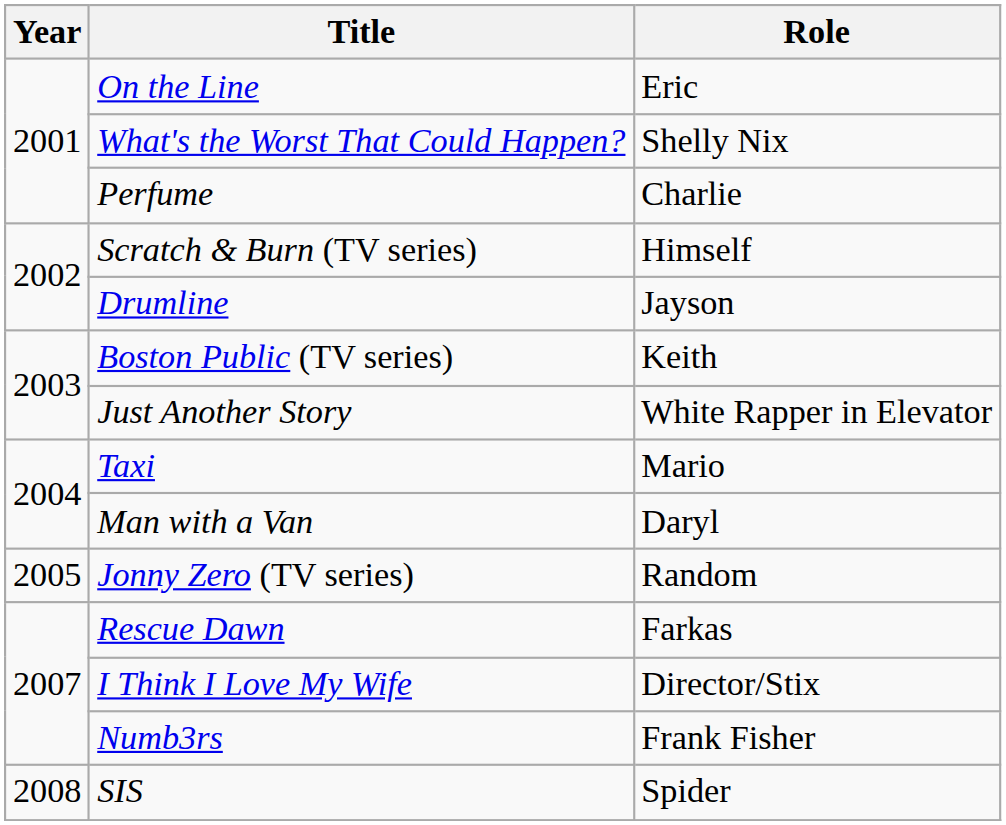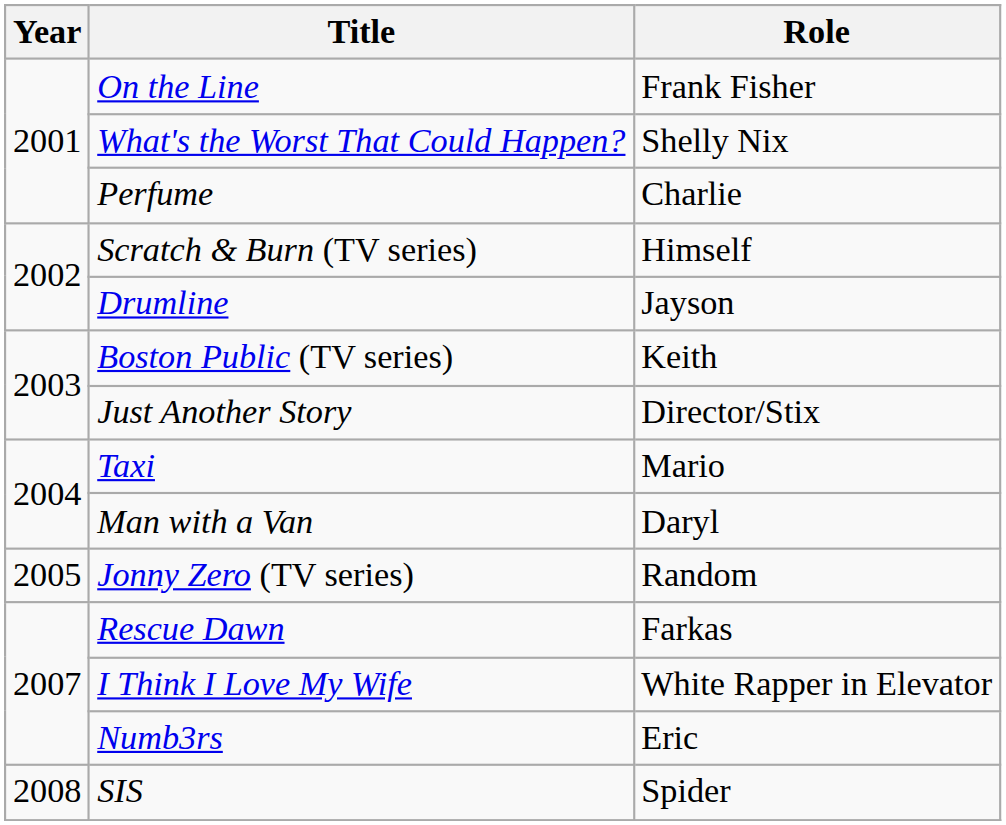(670, 85) Eric -> (728, 85) Frank Fisher
(817, 411) White Rapper in Elevator -> (731, 411) Director/Stix
(731, 683) Director/Stix -> (817, 683) White Rapper in Elevator
(728, 737) Frank Fisher -> (670, 737) Eric
